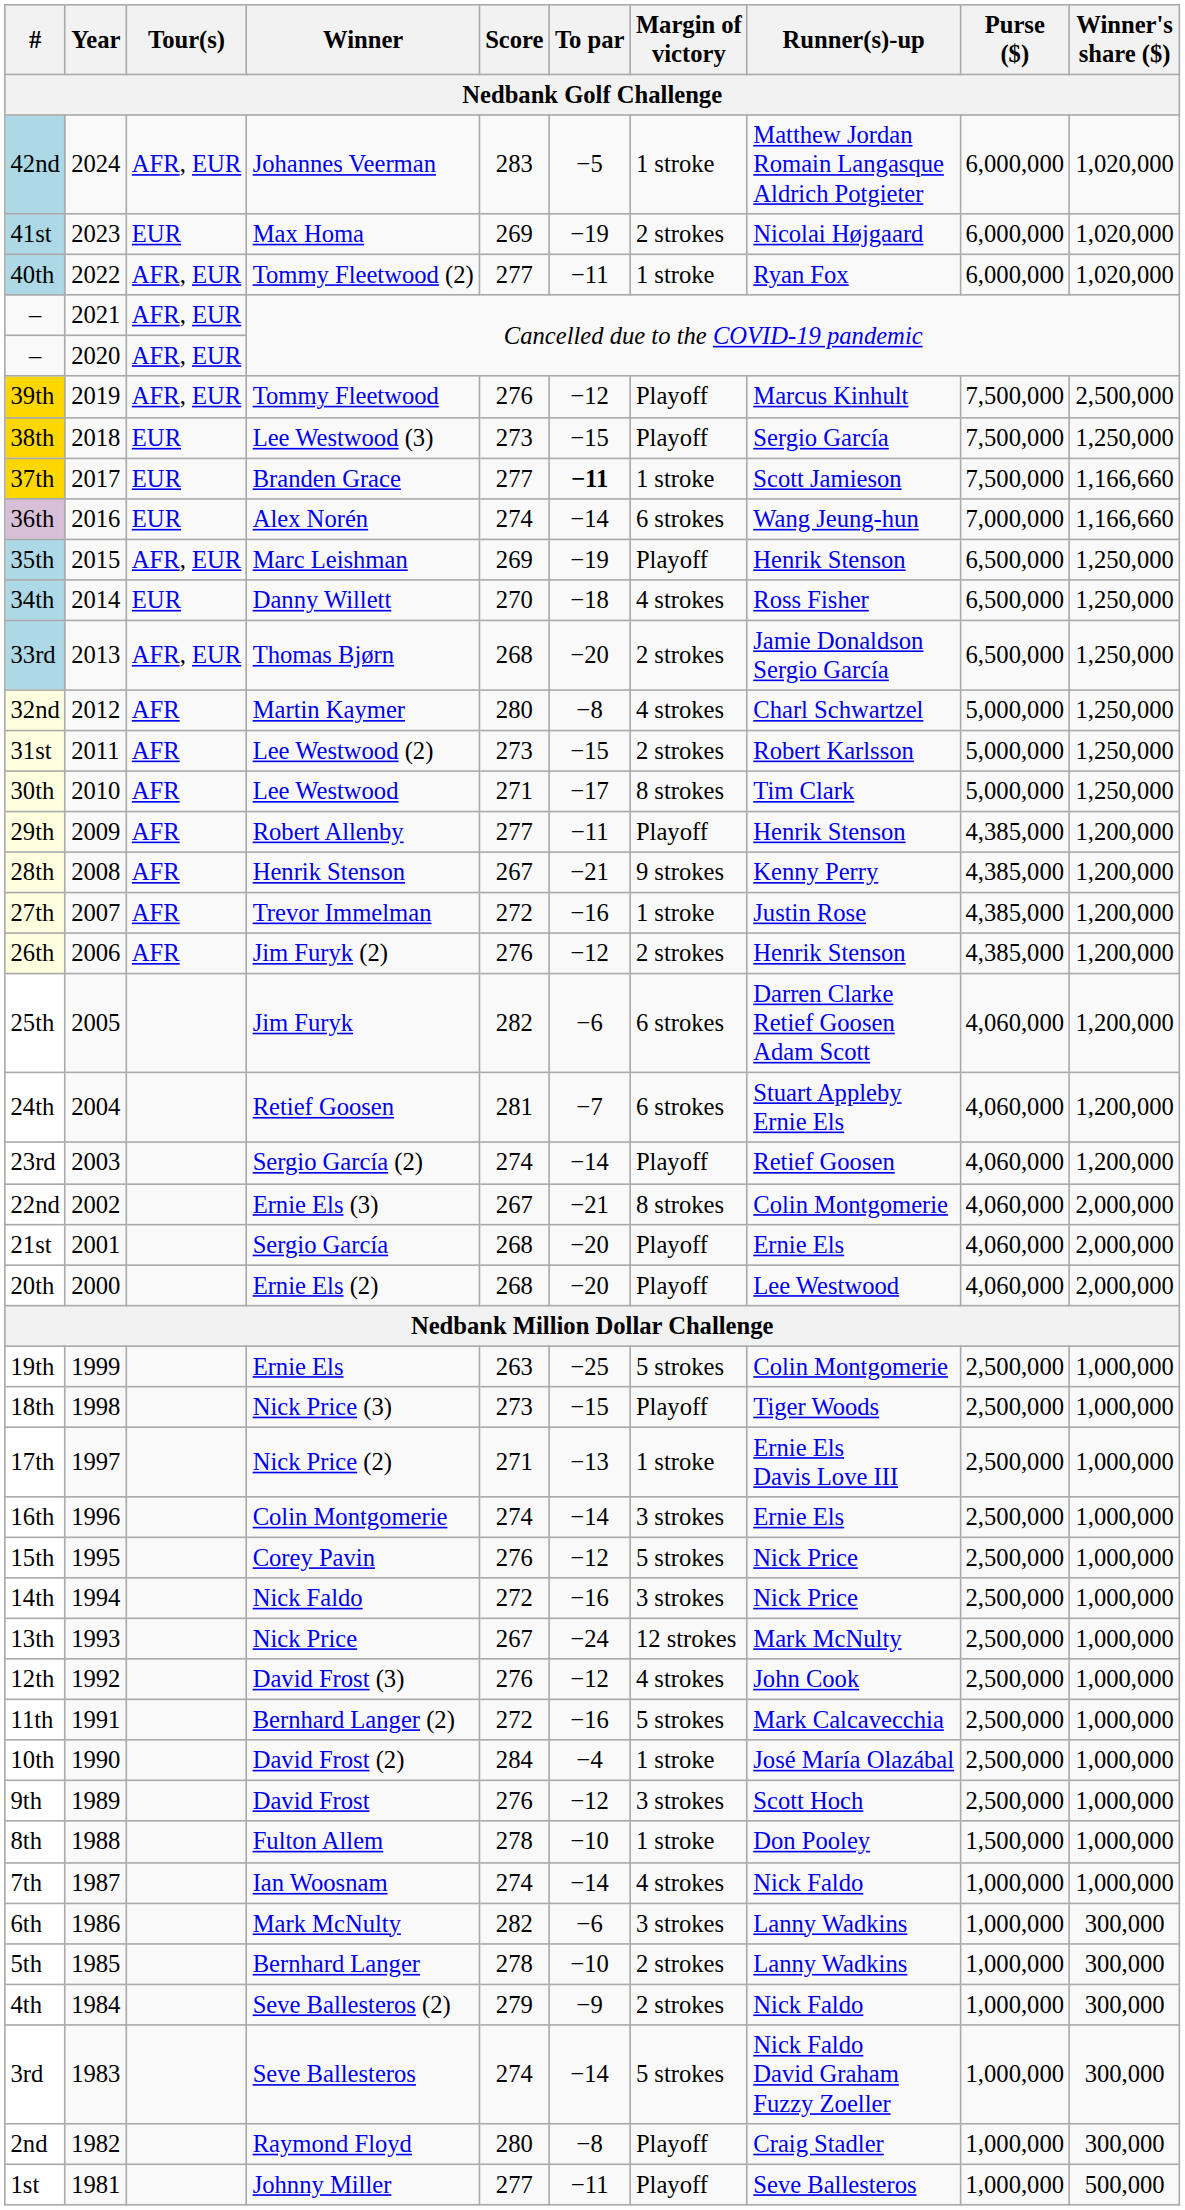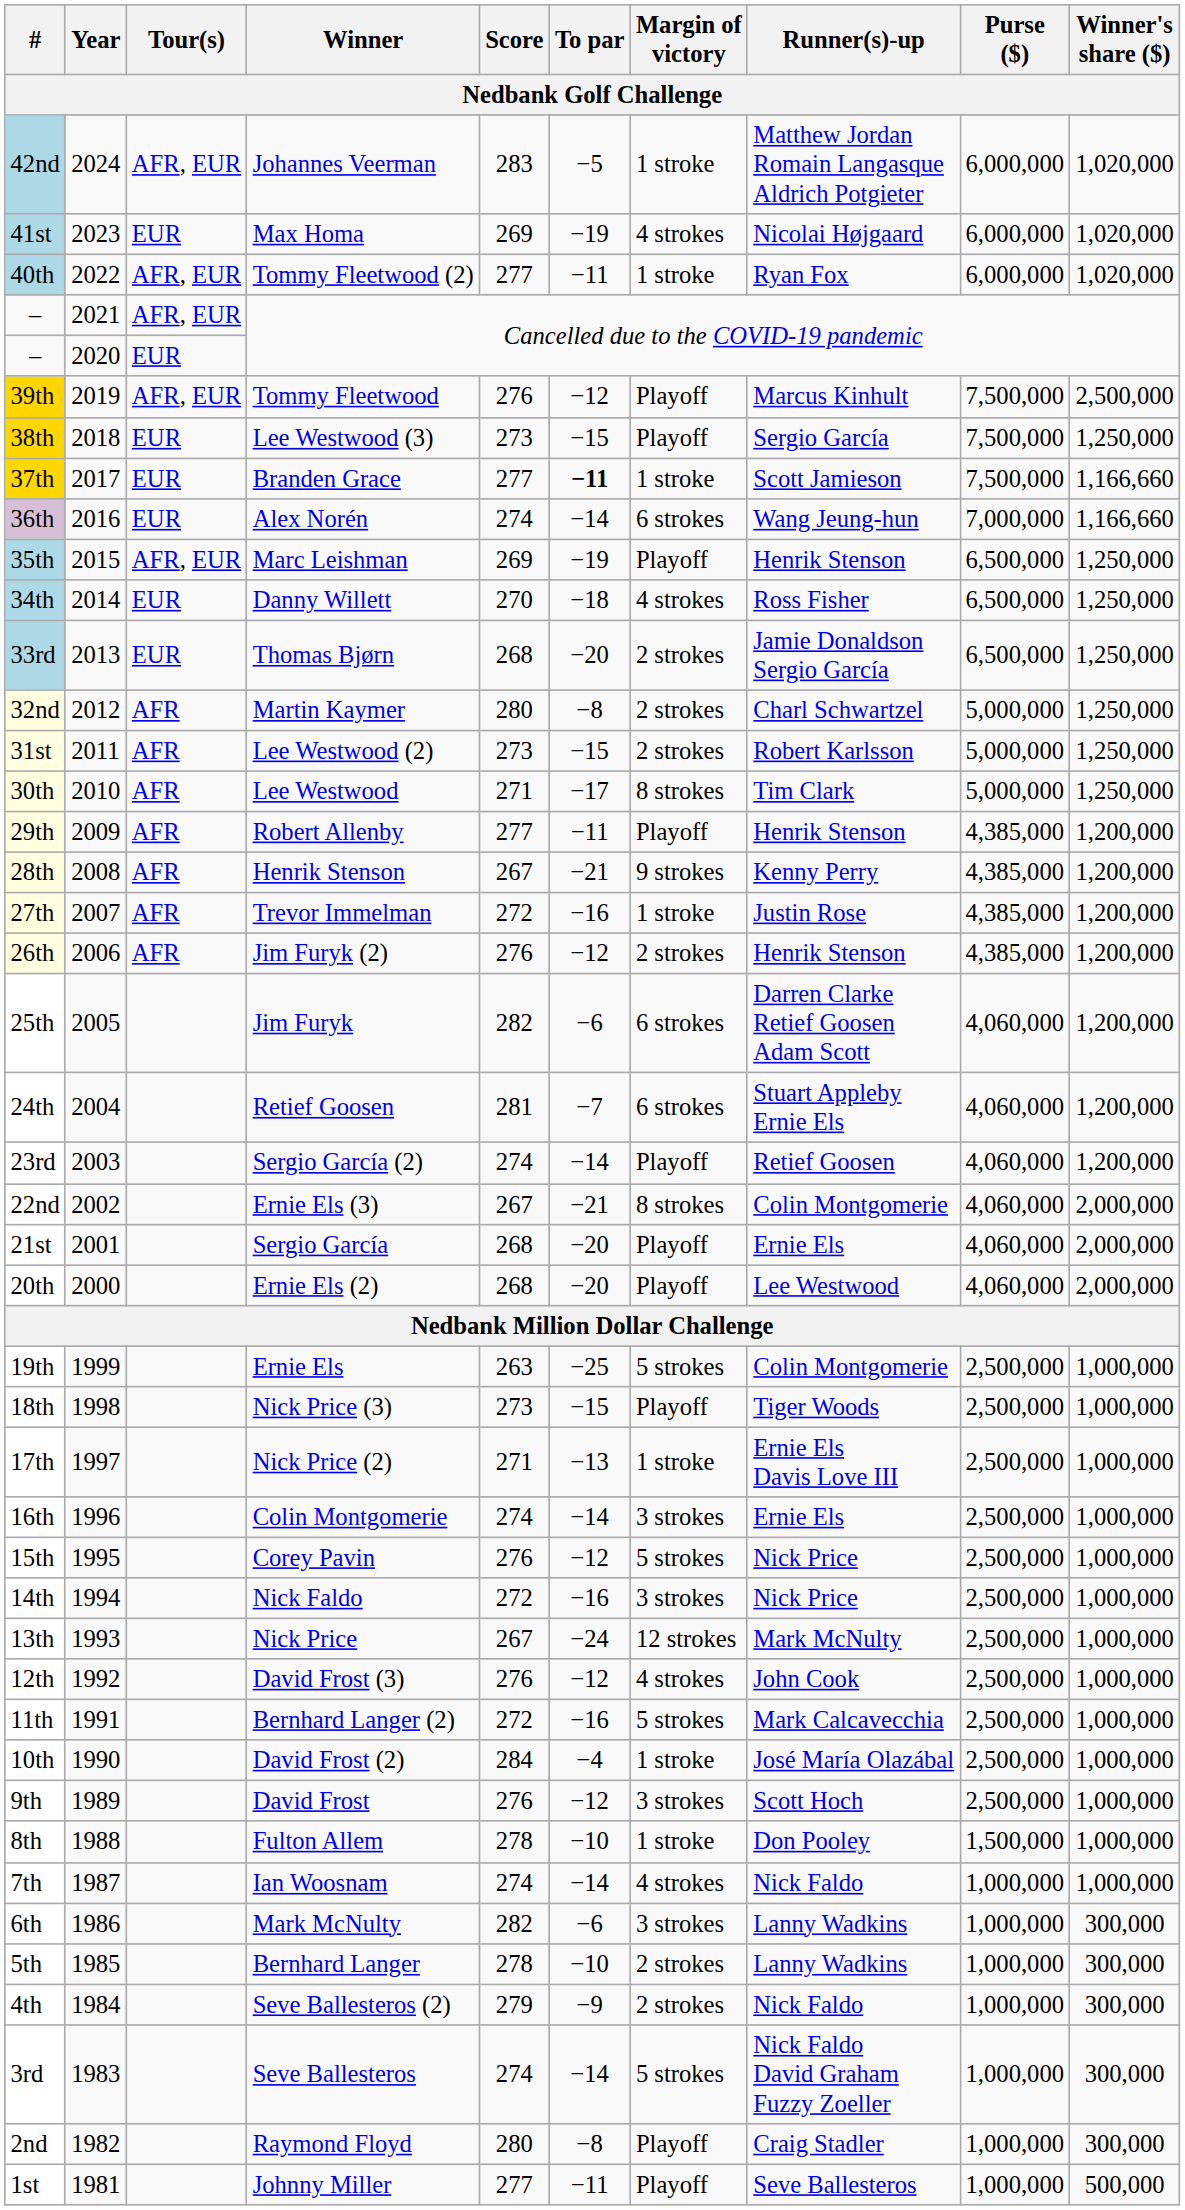(680, 234) 2 strokes -> (680, 234) 4 strokes
(187, 356) AFR, EUR -> (156, 356) EUR
(187, 654) AFR, EUR -> (156, 654) EUR
(680, 710) 4 strokes -> (680, 710) 2 strokes
